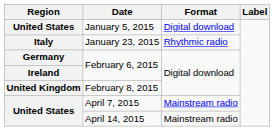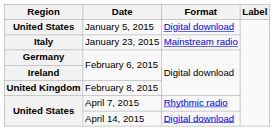(196, 42) Rhythmic radio -> (201, 42) Mainstream radio
(201, 103) Mainstream radio -> (196, 103) Rhythmic radio
(201, 118) Mainstream radio -> (199, 118) Digital download
